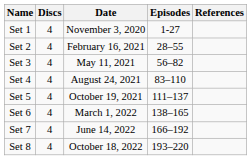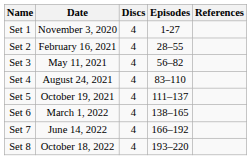columns swapped: (106, 12) <-> (50, 12)
